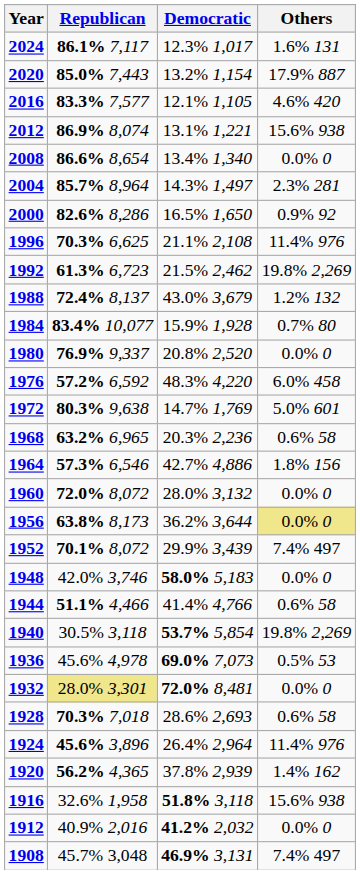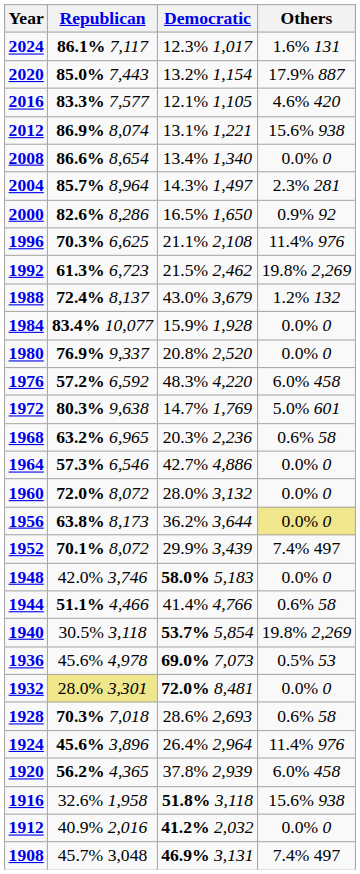(306, 325) 0.7% 80 -> (306, 325) 0.0% 0
(306, 465) 1.8% 156 -> (306, 465) 0.0% 0
(306, 772) 1.4% 162 -> (306, 772) 6.0% 458
